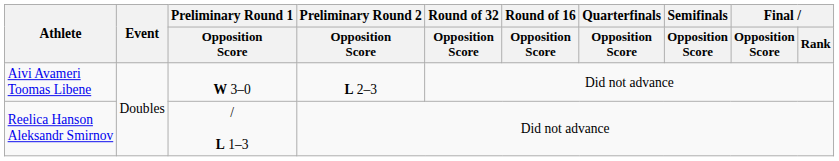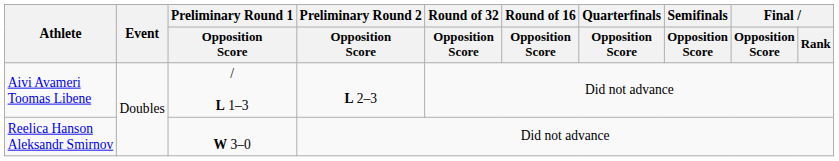(232, 90) W 3–0 -> (232, 90) / L 1–3
(232, 128) / L 1–3 -> (232, 144) W 3–0
